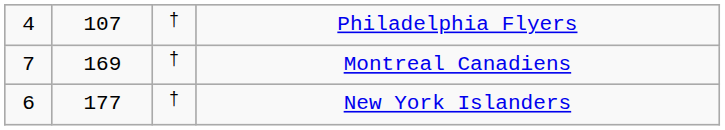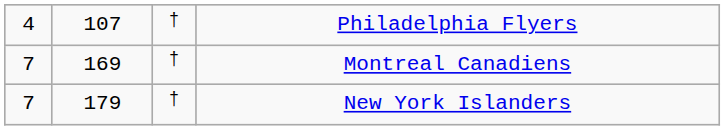(29, 104) 6 -> (29, 104) 7
(102, 104) 177 -> (102, 104) 179
